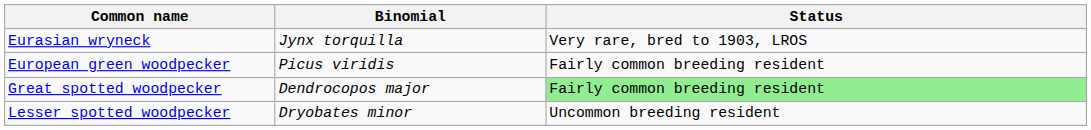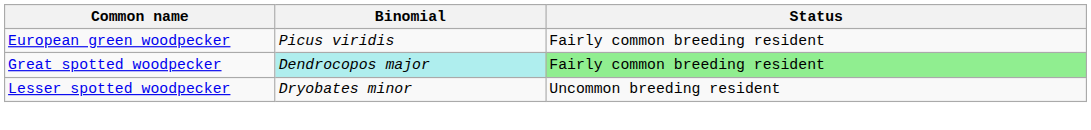- row: (79, 41)
(354, 89) no background -> (354, 65) paleturquoise background
